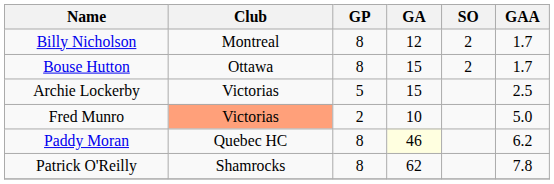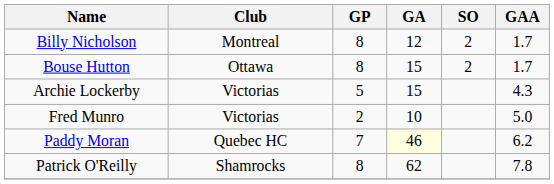(522, 91) 2.5 -> (522, 91) 4.3
(251, 116) lightsalmon background -> (251, 116) no background
(360, 141) 8 -> (360, 141) 7
